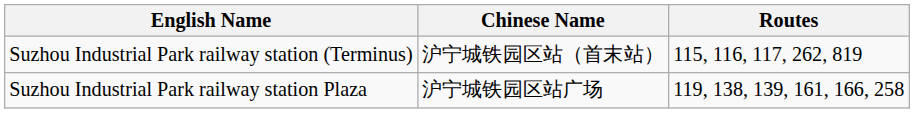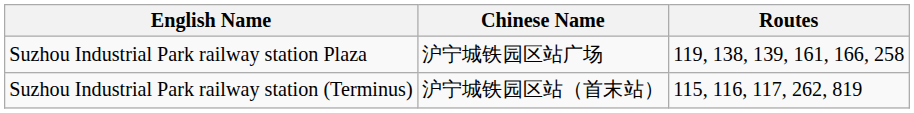rows swapped: (211, 54) <-> (188, 90)
